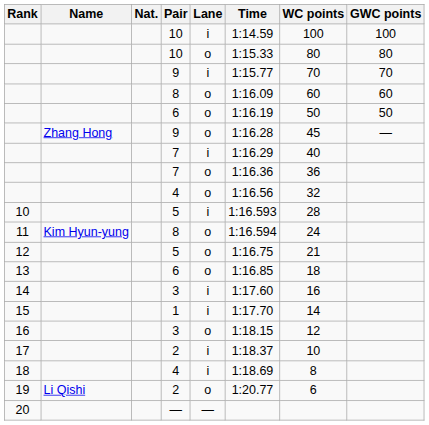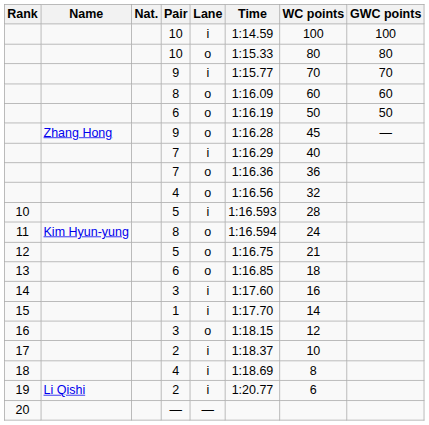(208, 390) o -> (208, 390) i
